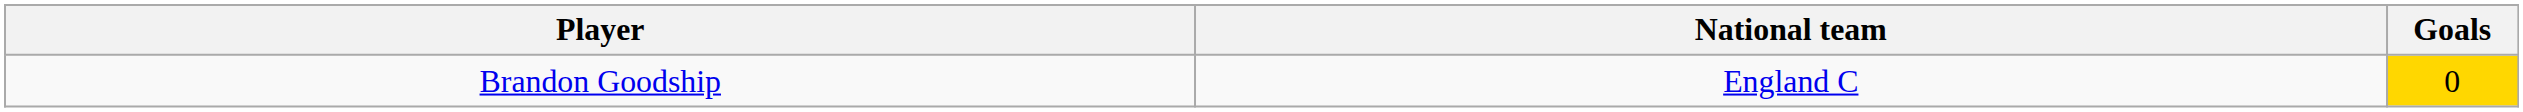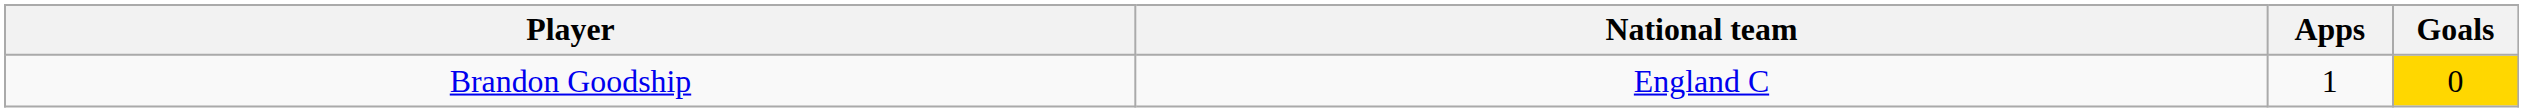+ column: (2330, 29)
